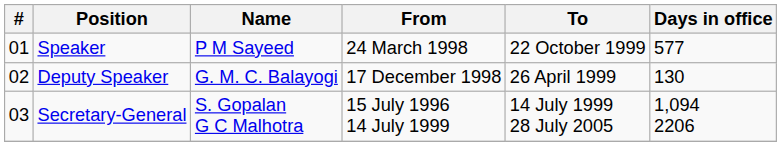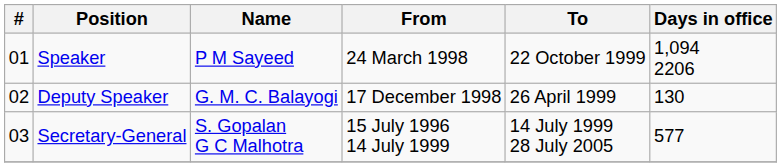(669, 47) 577 -> (677, 58) 1,094 2206
(677, 116) 1,094 2206 -> (669, 136) 577
